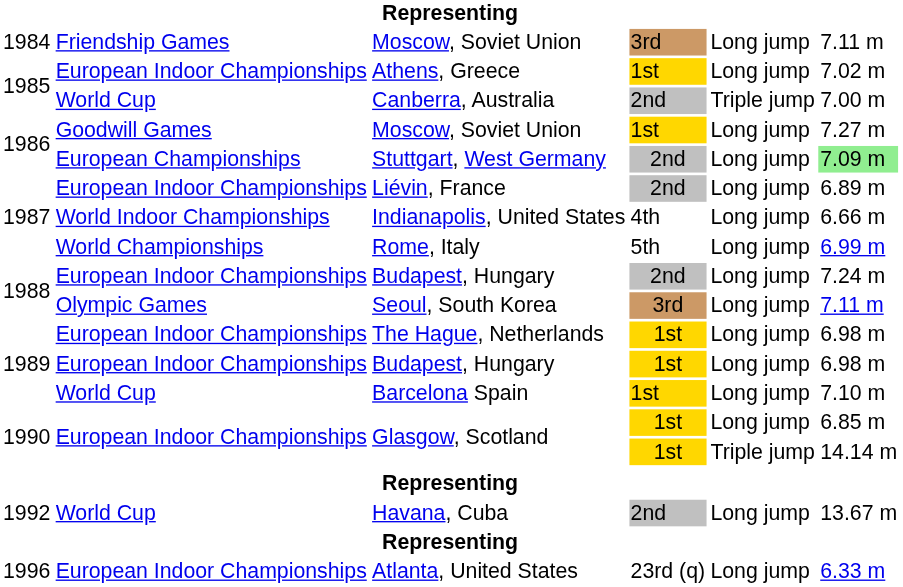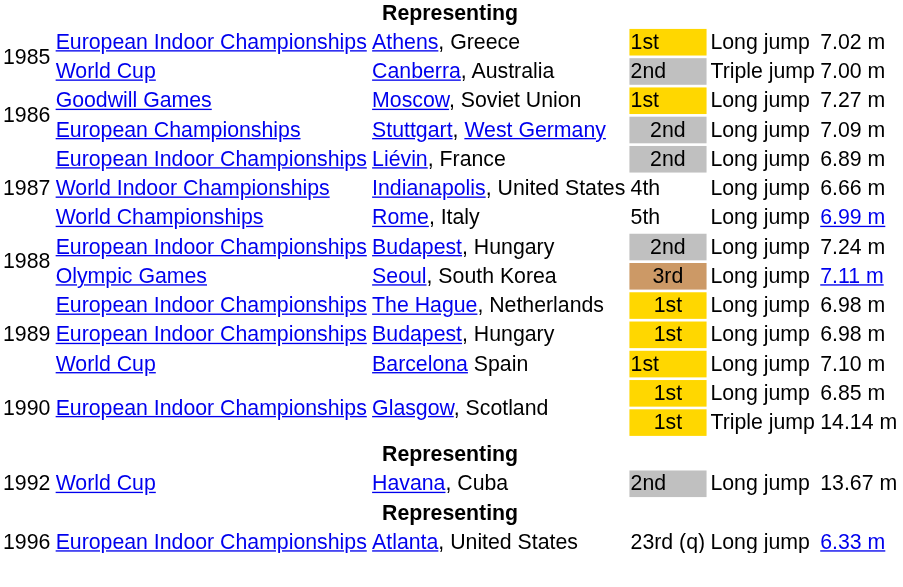- row: (27, 42)
(853, 159) lightgreen background -> (853, 129) no background
